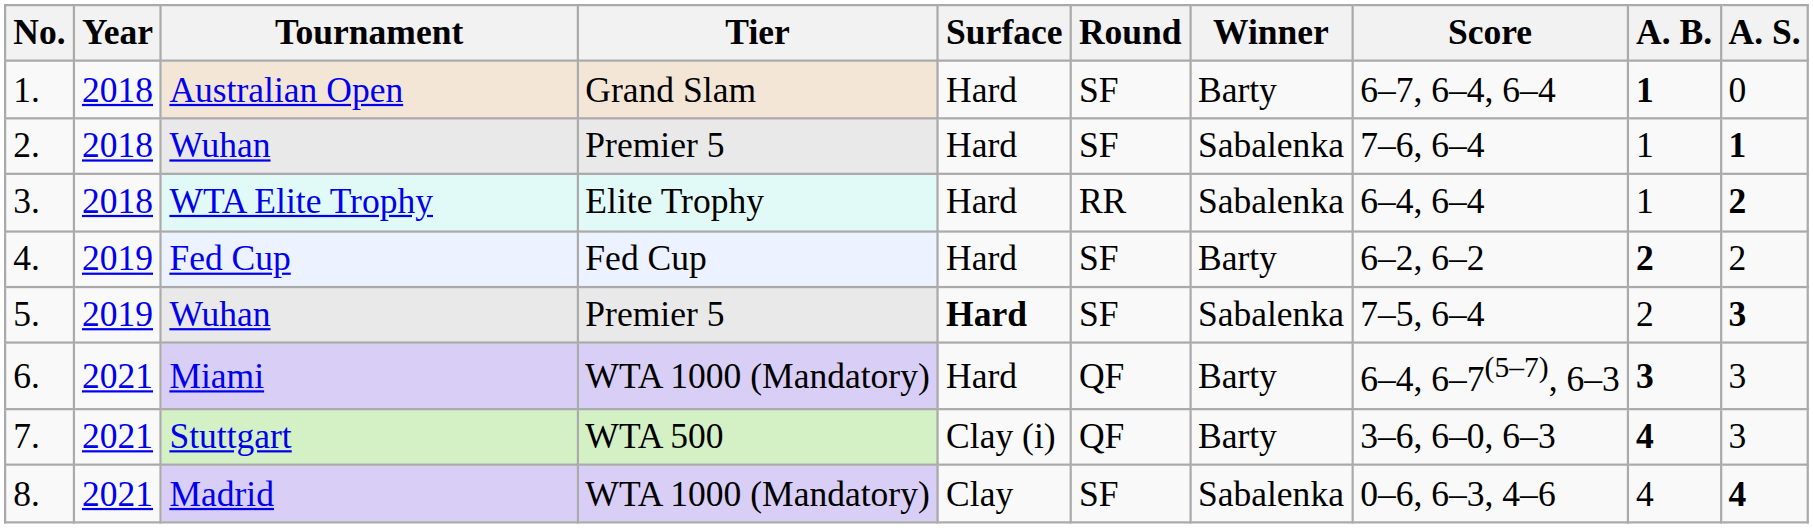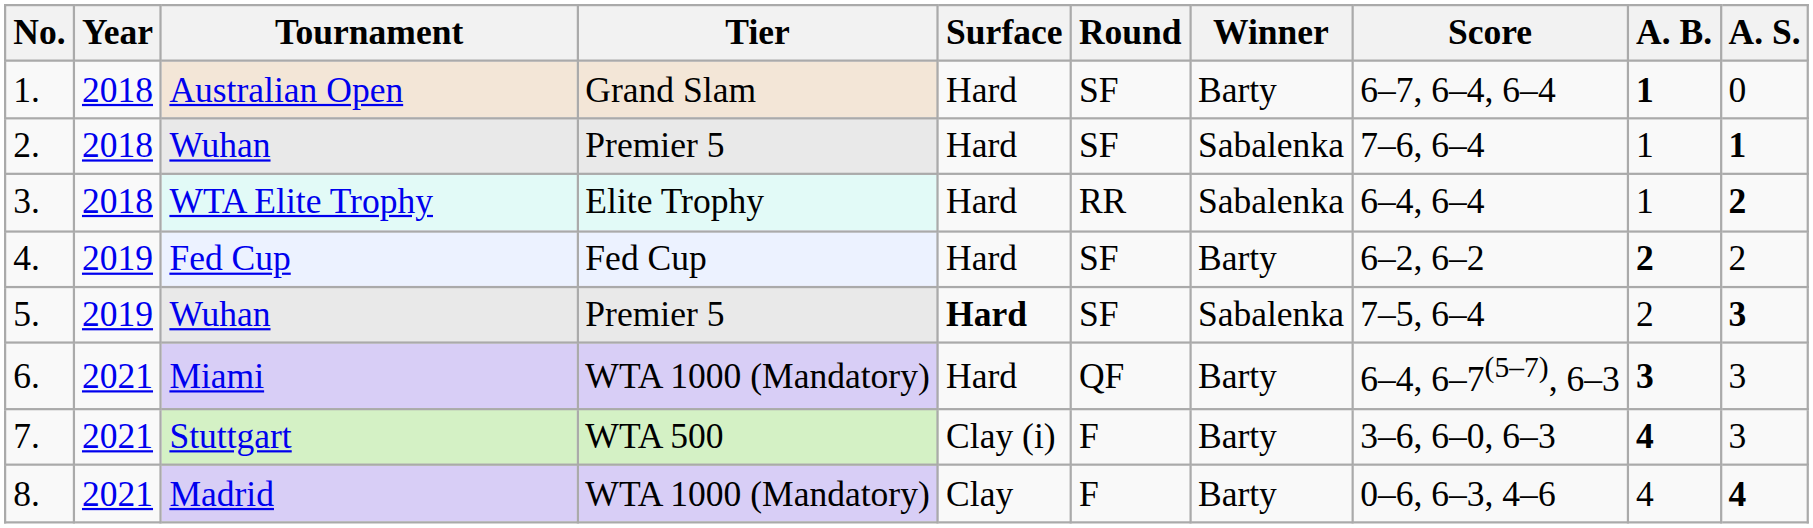(1102, 436) QF -> (1089, 436) F
(1099, 492) SF -> (1089, 492) F
(1271, 492) Sabalenka -> (1237, 492) Barty
